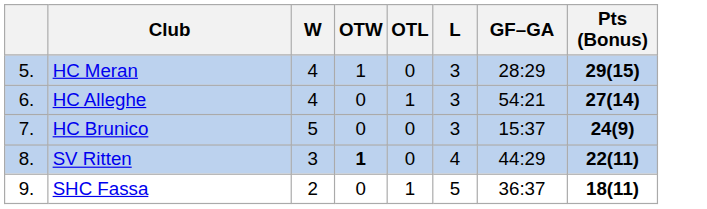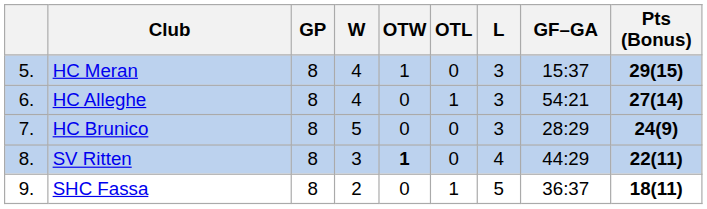+ column: (313, 29)
(522, 70) 28:29 -> (566, 70) 15:37
(522, 129) 15:37 -> (566, 129) 28:29
